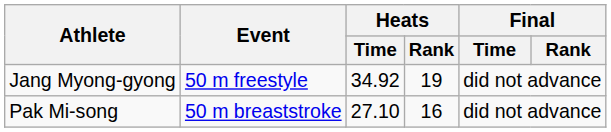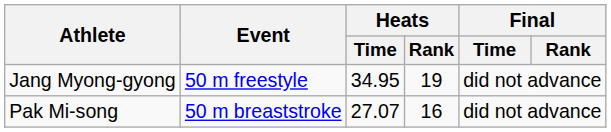(375, 81) 34.92 -> (375, 81) 34.95
(375, 112) 27.10 -> (375, 112) 27.07
